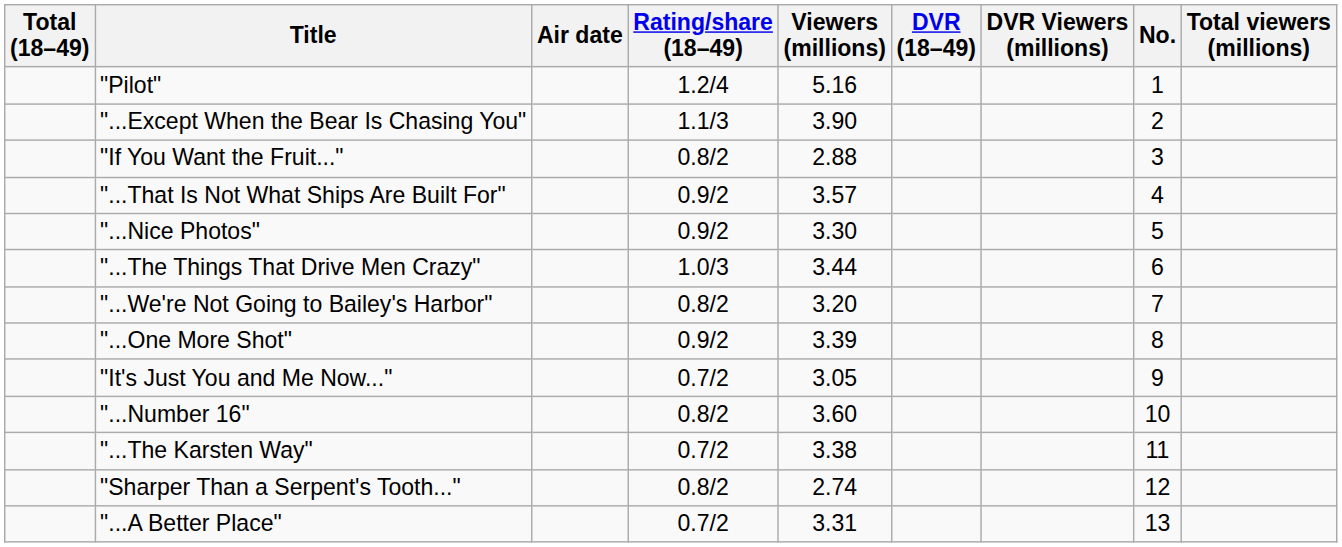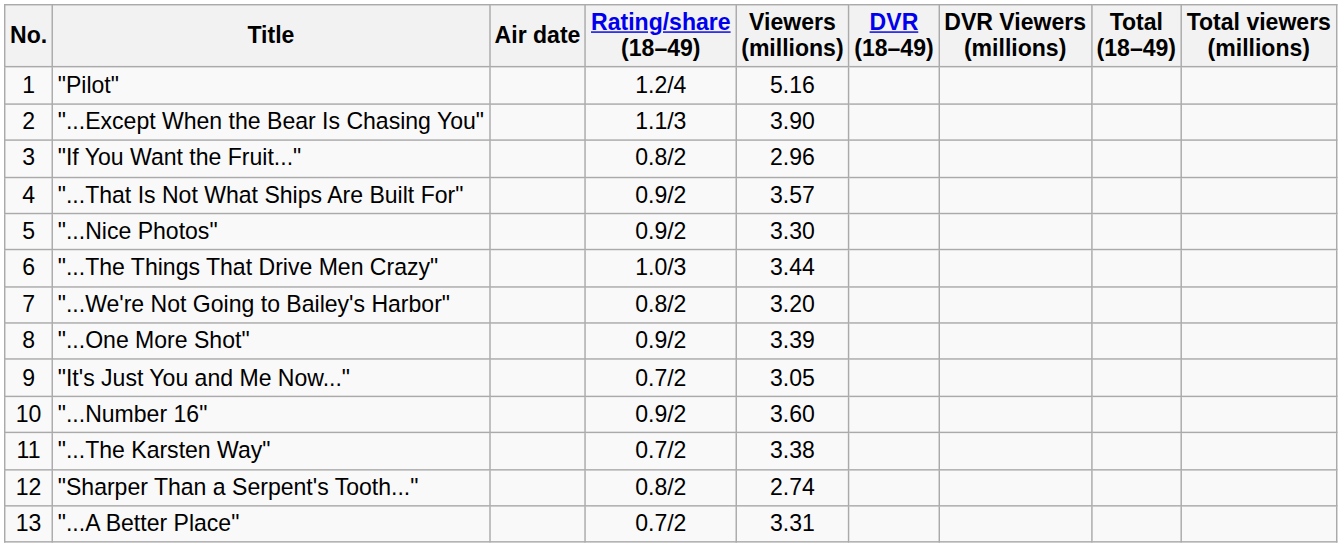columns swapped: (1157, 35) <-> (50, 35)
(835, 158) 2.88 -> (792, 158) 2.96
(703, 414) 0.8/2 -> (661, 414) 0.9/2
